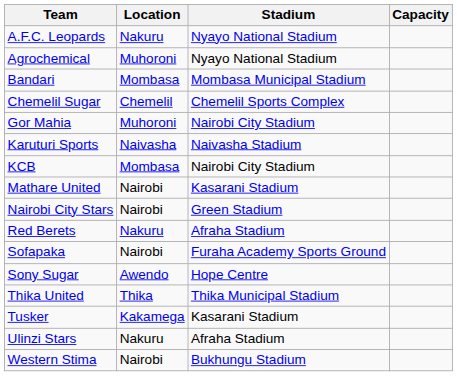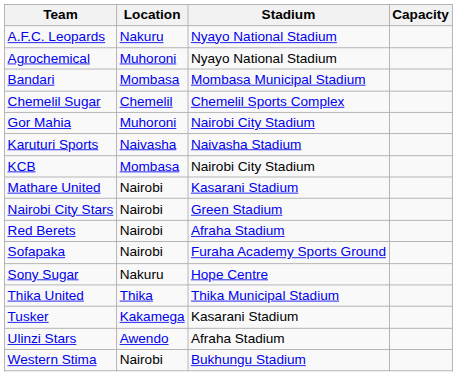(142, 230) Nakuru -> (141, 230) Nairobi
(144, 274) Awendo -> (142, 274) Nakuru
(142, 338) Nakuru -> (144, 338) Awendo
